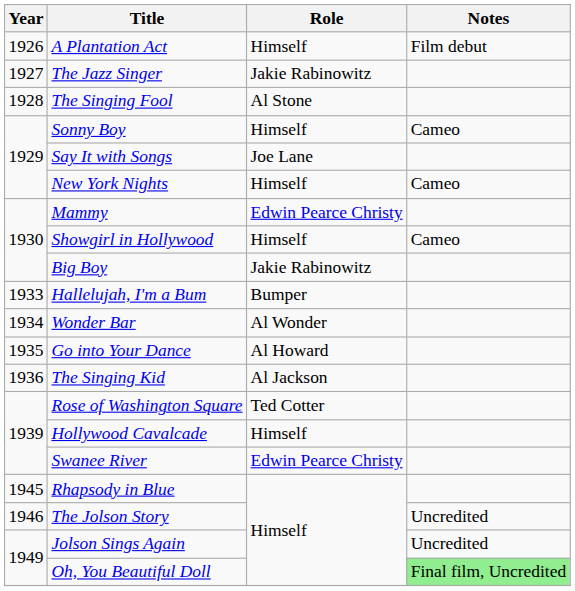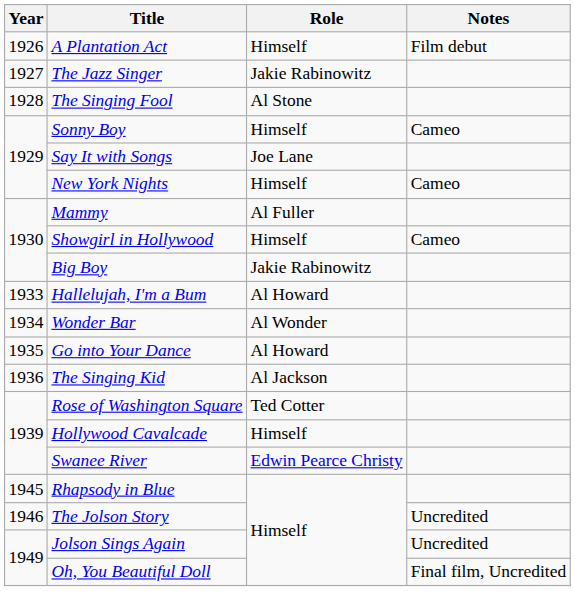(327, 211) Edwin Pearce Christy -> (282, 211) Al Fuller
(279, 294) Bumper -> (290, 294) Al Howard
(488, 571) lightgreen background -> (488, 571) no background
